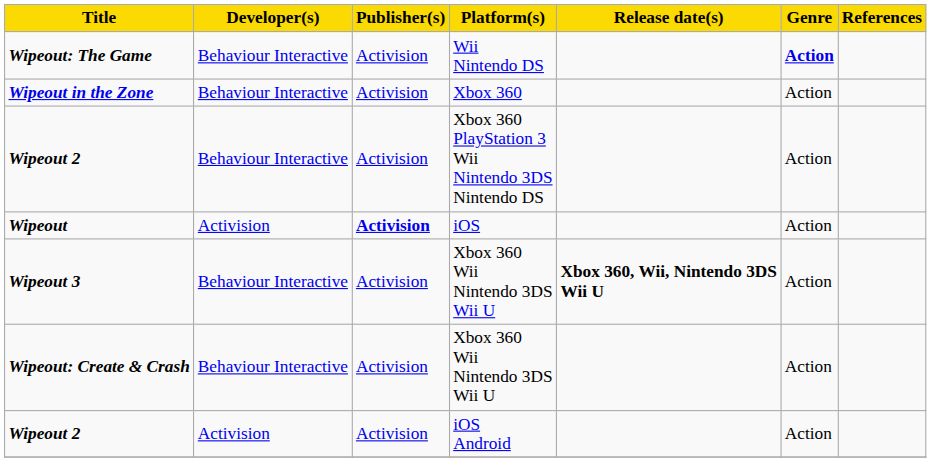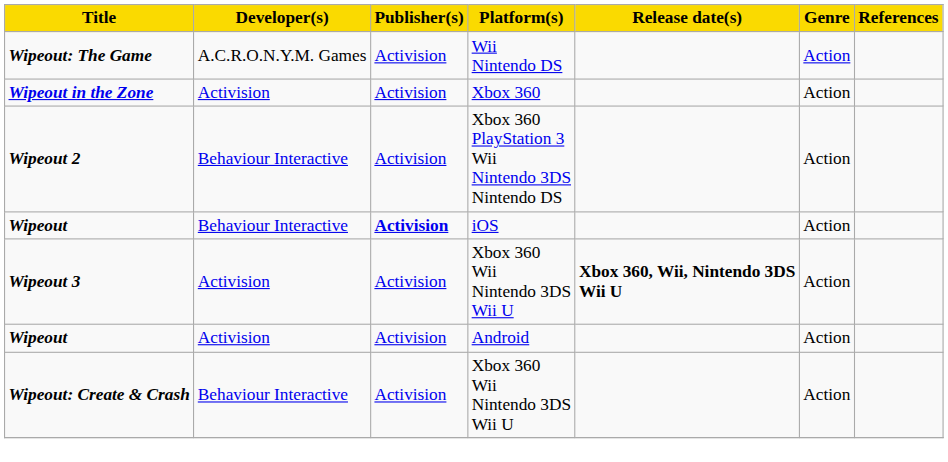(273, 55) Behaviour Interactive -> (282, 55) A.C.R.O.N.Y.M. Games
(809, 55) bold -> (827, 55) normal
(273, 92) Behaviour Interactive -> (234, 92) Activision
(234, 225) Activision -> (273, 225) Behaviour Interactive
(273, 281) Behaviour Interactive -> (234, 281) Activision
+ row: (38, 338)
- row: (44, 433)
